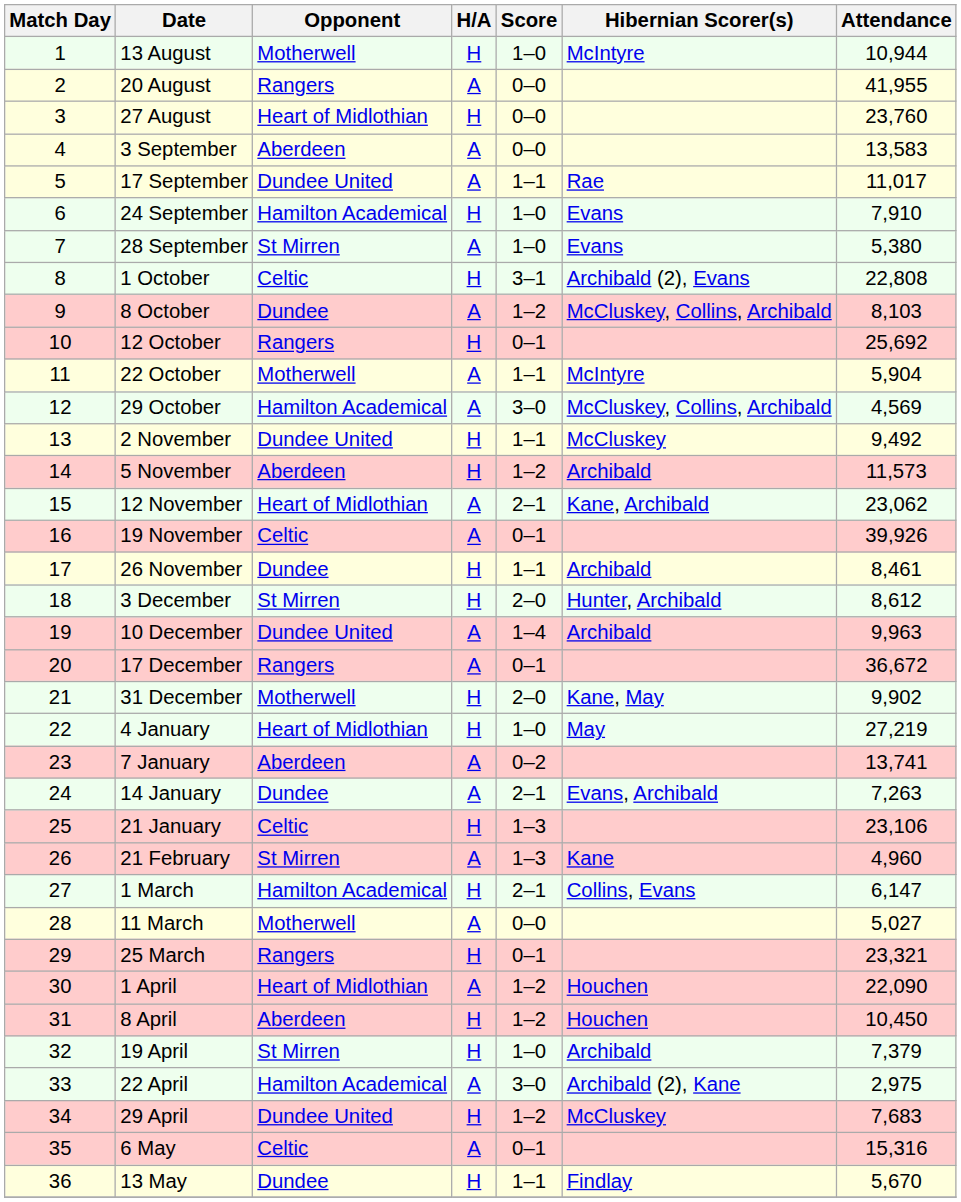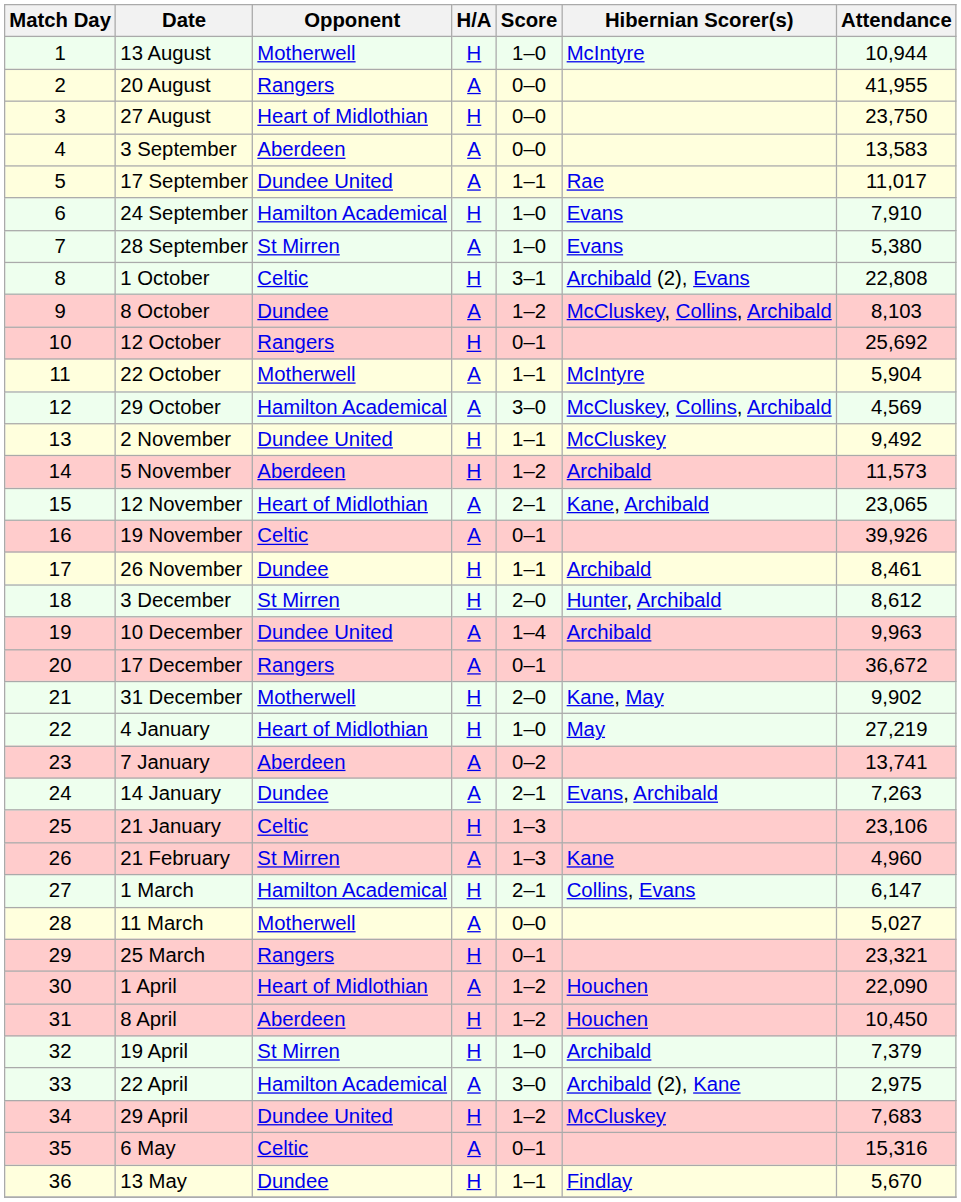(896, 117) 23,760 -> (896, 117) 23,750
(896, 504) 23,062 -> (896, 504) 23,065
